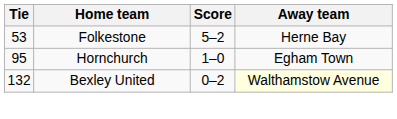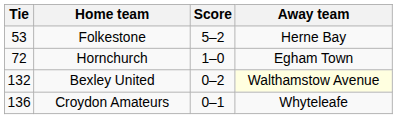(19, 59) 95 -> (19, 59) 72
+ row: (112, 102)
